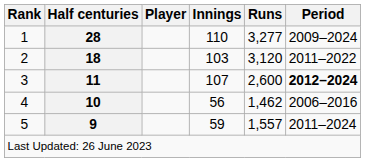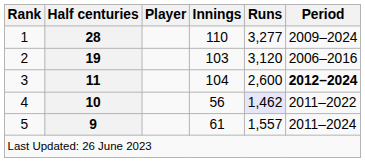(93, 59) 18 -> (93, 59) 19
(323, 59) 2011–2022 -> (323, 59) 2006–2016
(217, 80) 107 -> (217, 80) 104
(265, 102) no background -> (265, 102) lavender background
(323, 102) 2006–2016 -> (323, 102) 2011–2022
(217, 124) 59 -> (217, 124) 61
